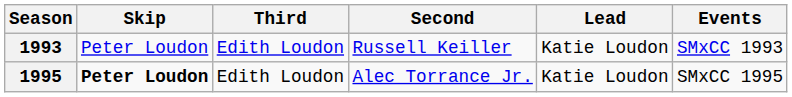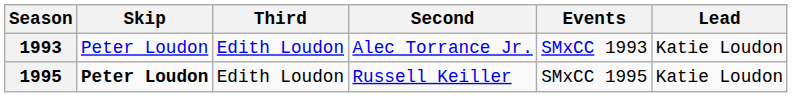columns swapped: (605, 19) <-> (730, 19)
(432, 48) Russell Keiller -> (443, 48) Alec Torrance Jr.
(443, 77) Alec Torrance Jr. -> (432, 77) Russell Keiller
